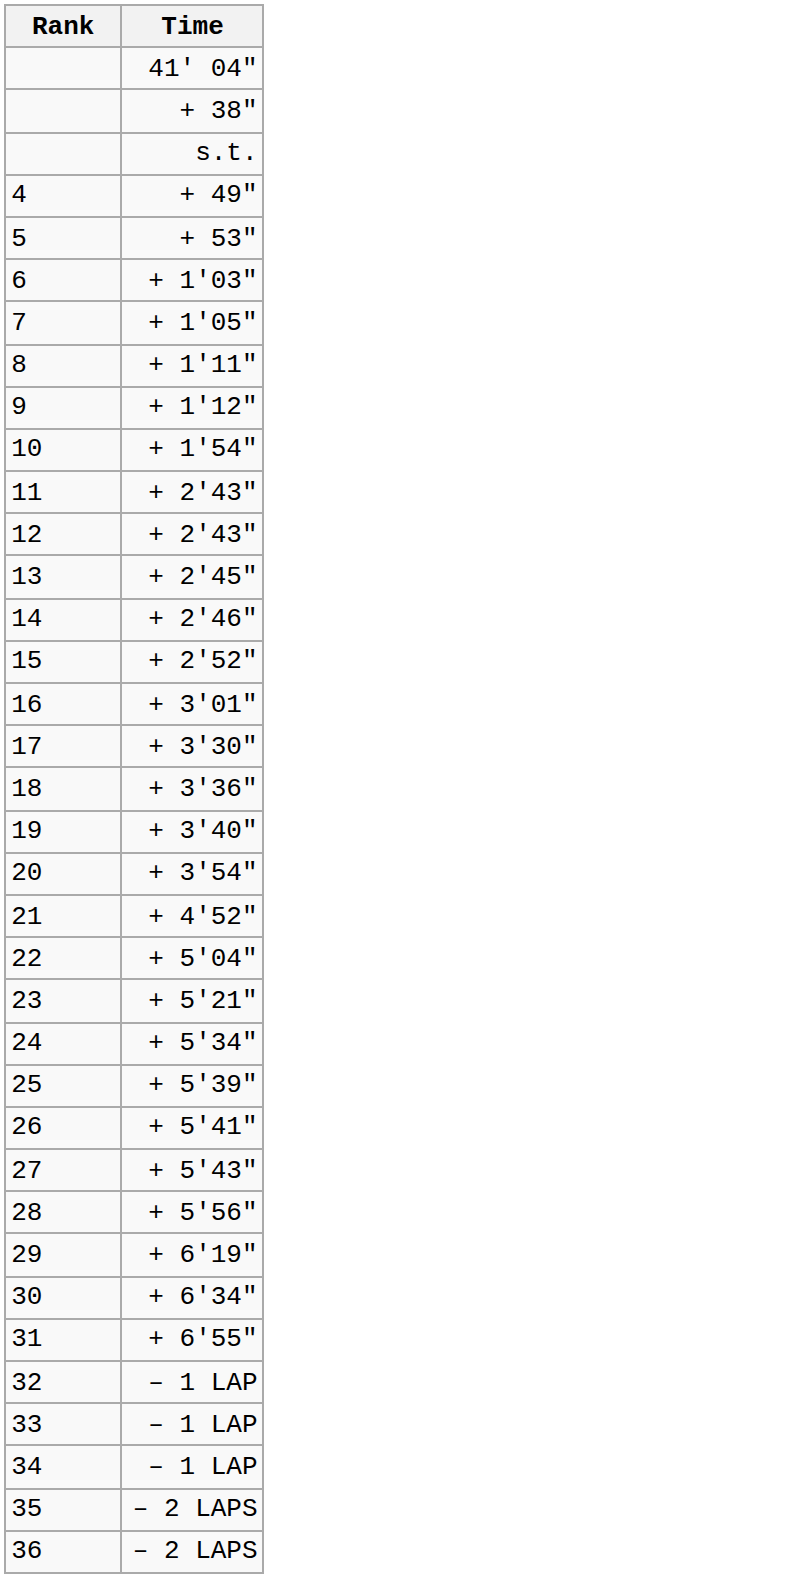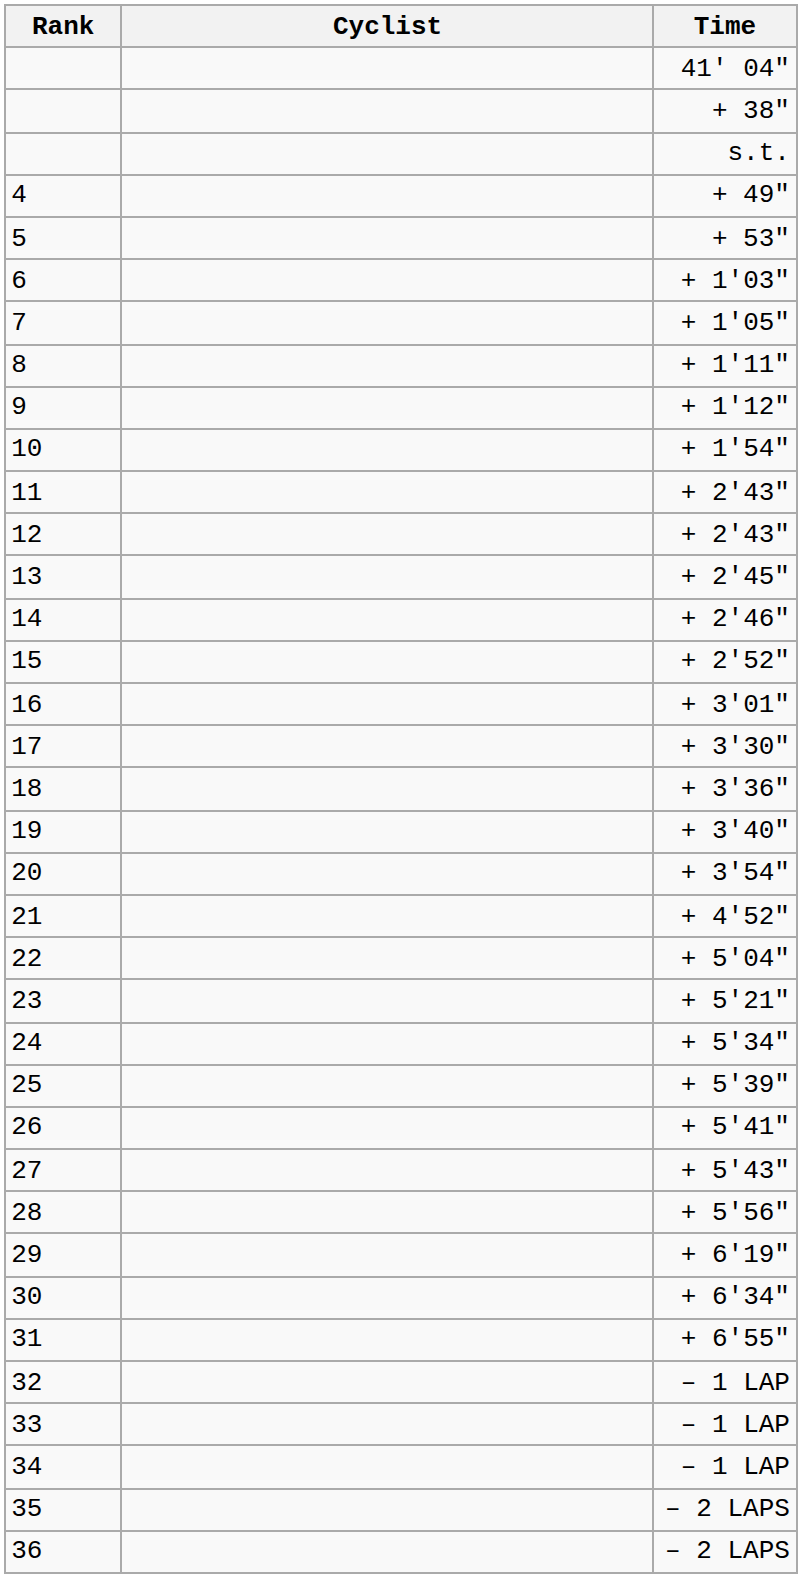+ column: (388, 26)
